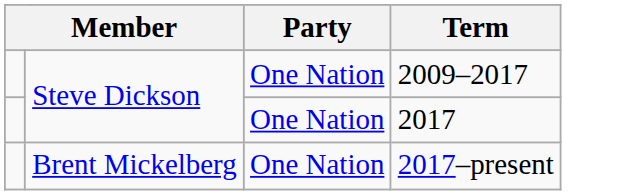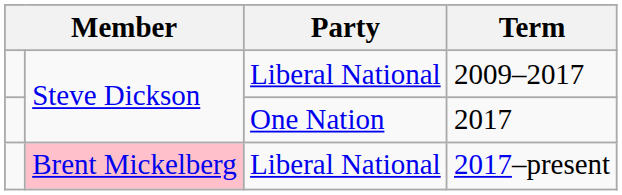(317, 73) One Nation -> (345, 73) Liberal National
(134, 165) no background -> (134, 165) pink background
(317, 165) One Nation -> (345, 165) Liberal National
